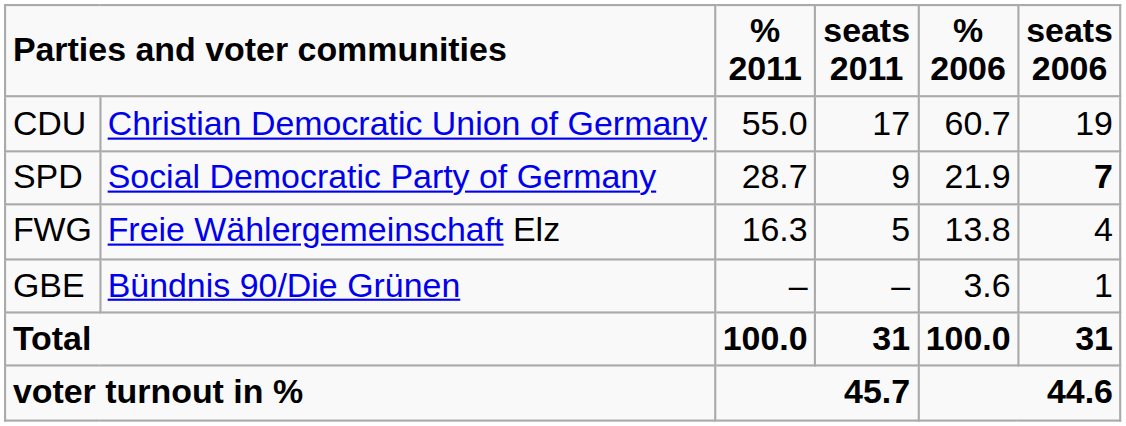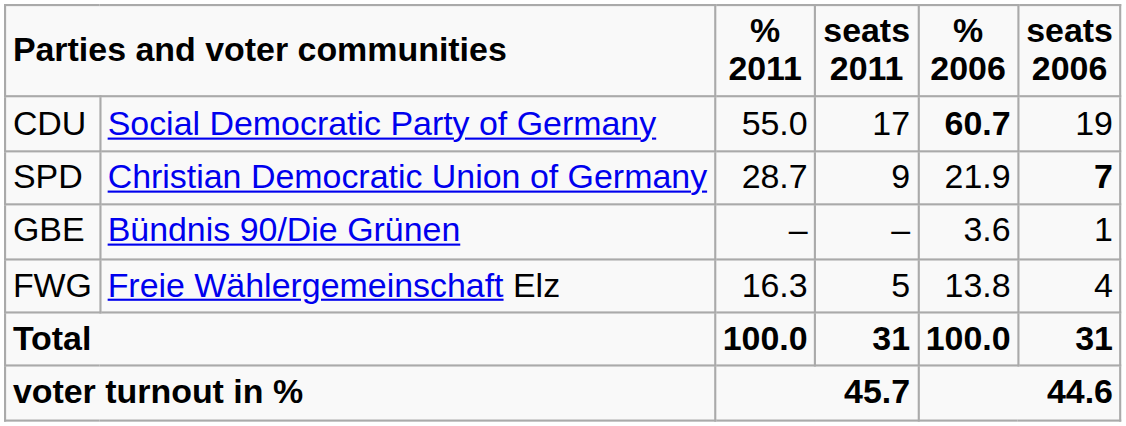(407, 123) Christian Democratic Union of Germany -> (382, 123) Social Democratic Party of Germany
(978, 123) normal -> (978, 123) bold
(382, 177) Social Democratic Party of Germany -> (407, 177) Christian Democratic Union of Germany
rows swapped: (52, 230) <-> (49, 284)
